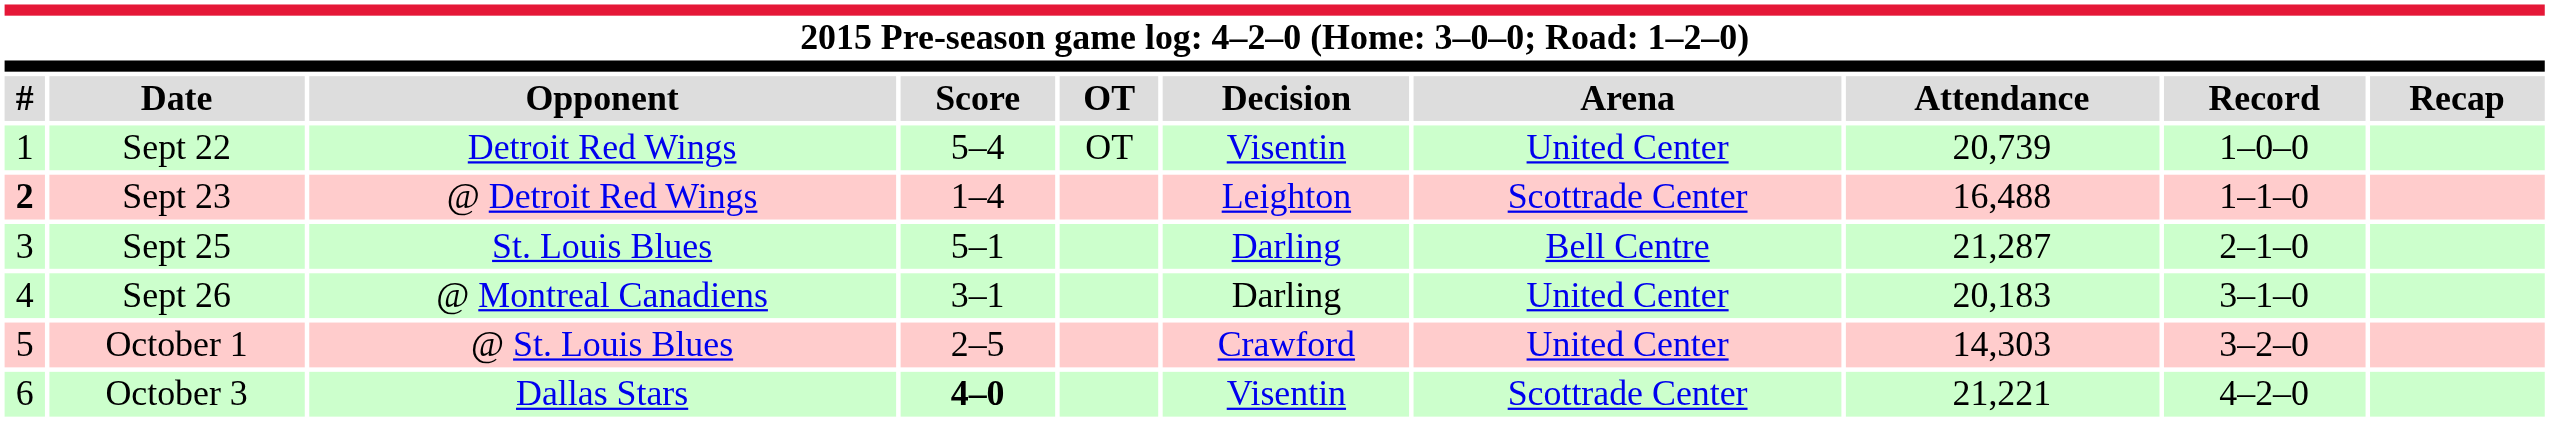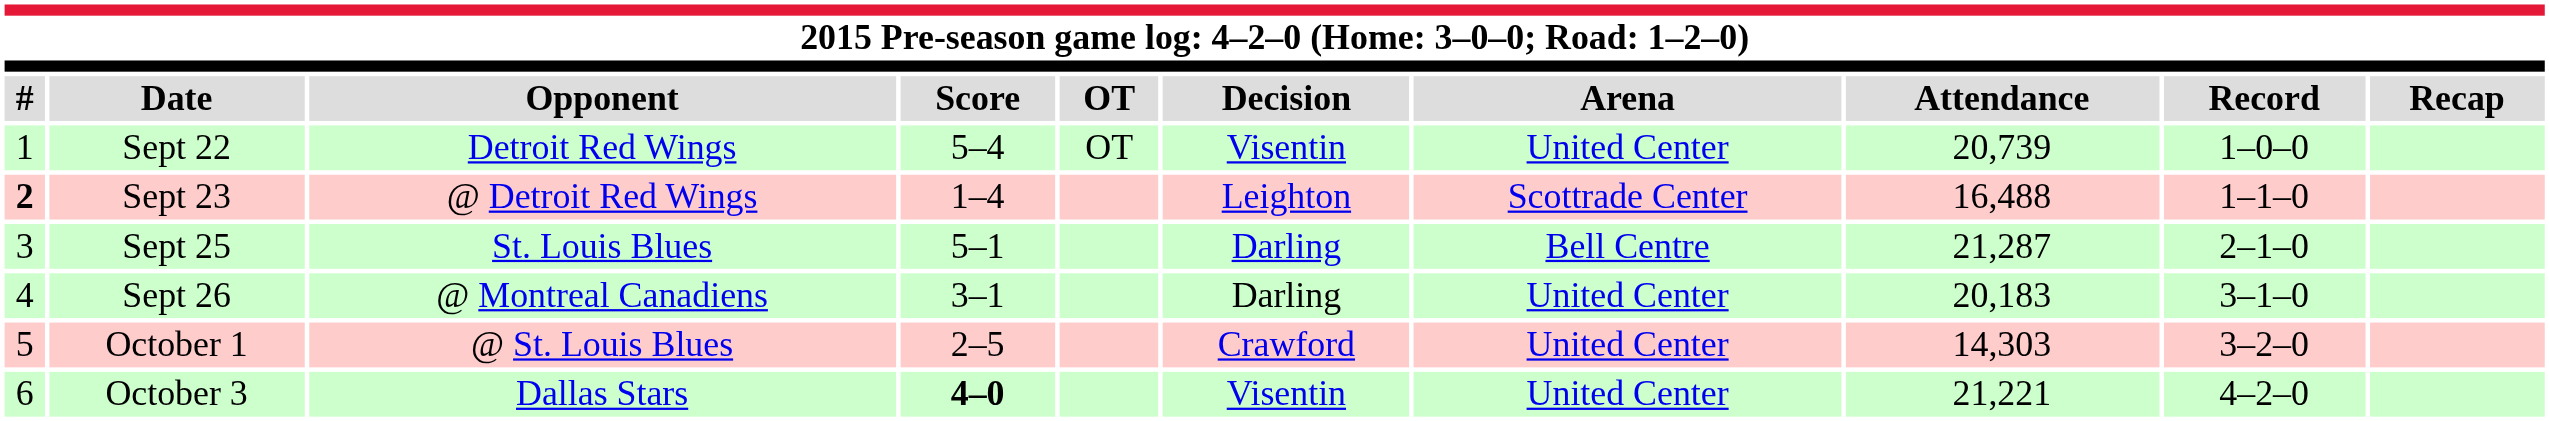(1628, 393) Scottrade Center -> (1628, 393) United Center
